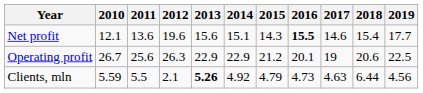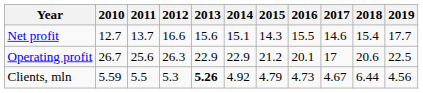(110, 35) 12.1 -> (110, 35) 12.7
(142, 35) 13.6 -> (142, 35) 13.7
(174, 35) 19.6 -> (174, 35) 16.6
(303, 35) bold -> (303, 35) normal
(330, 56) 19 -> (330, 56) 17
(170, 77) 2.1 -> (170, 77) 5.3
(335, 77) 4.63 -> (335, 77) 4.67
